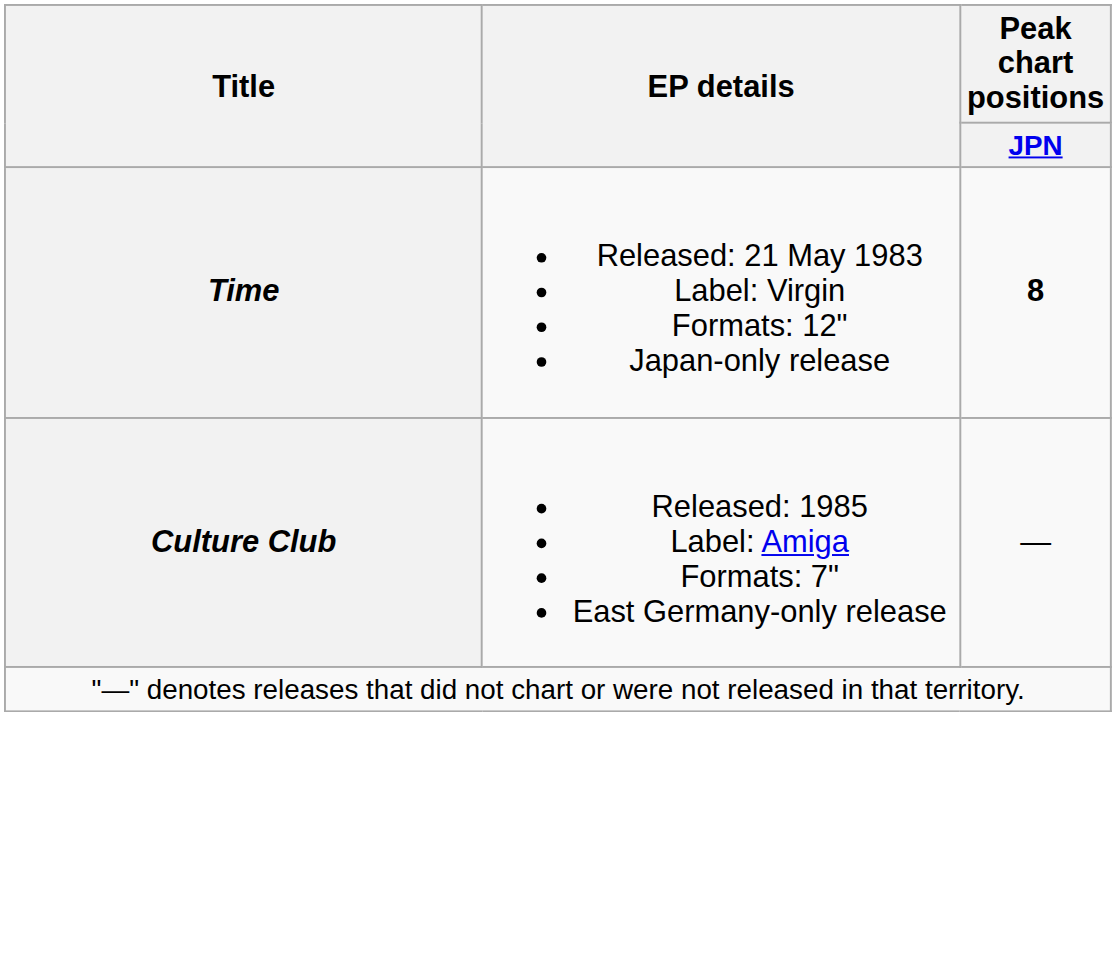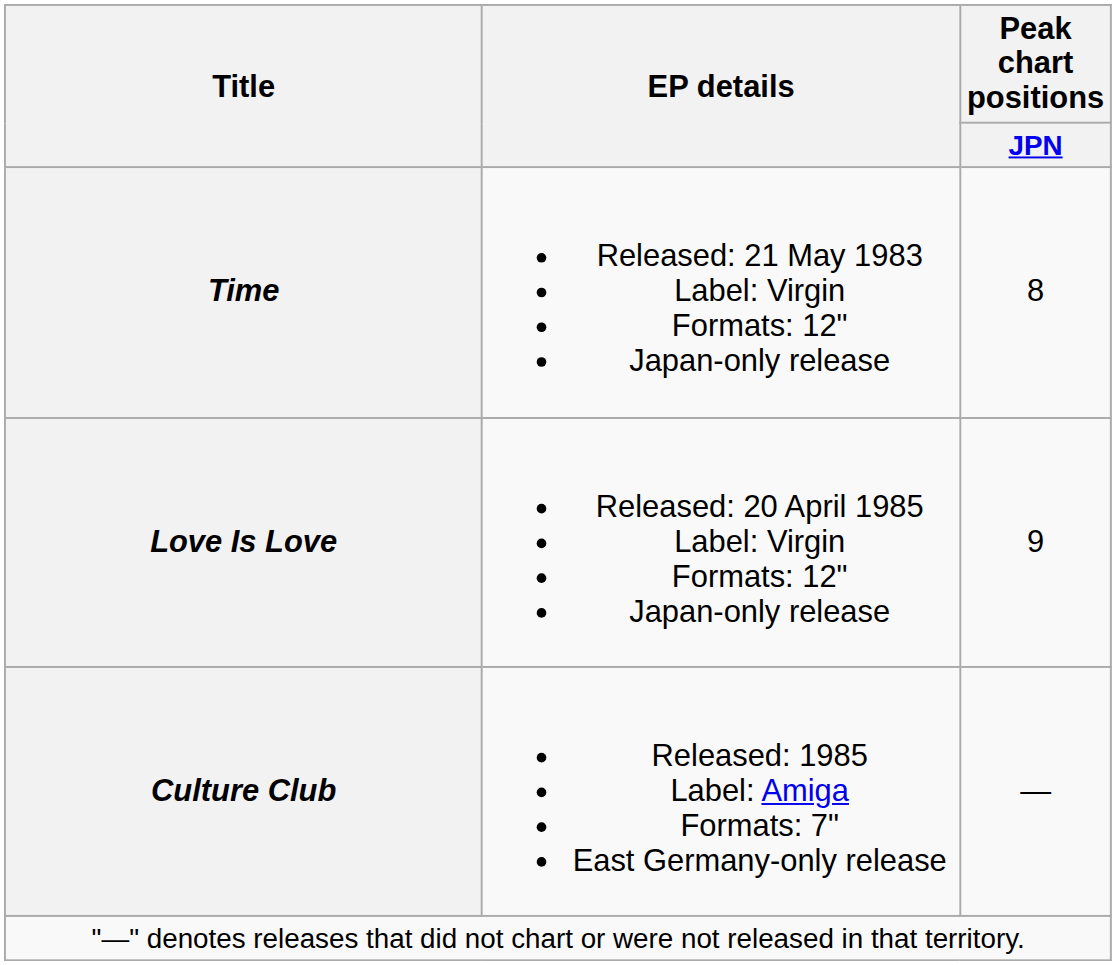(1036, 291) bold -> (1036, 291) normal
+ row: (244, 541)
